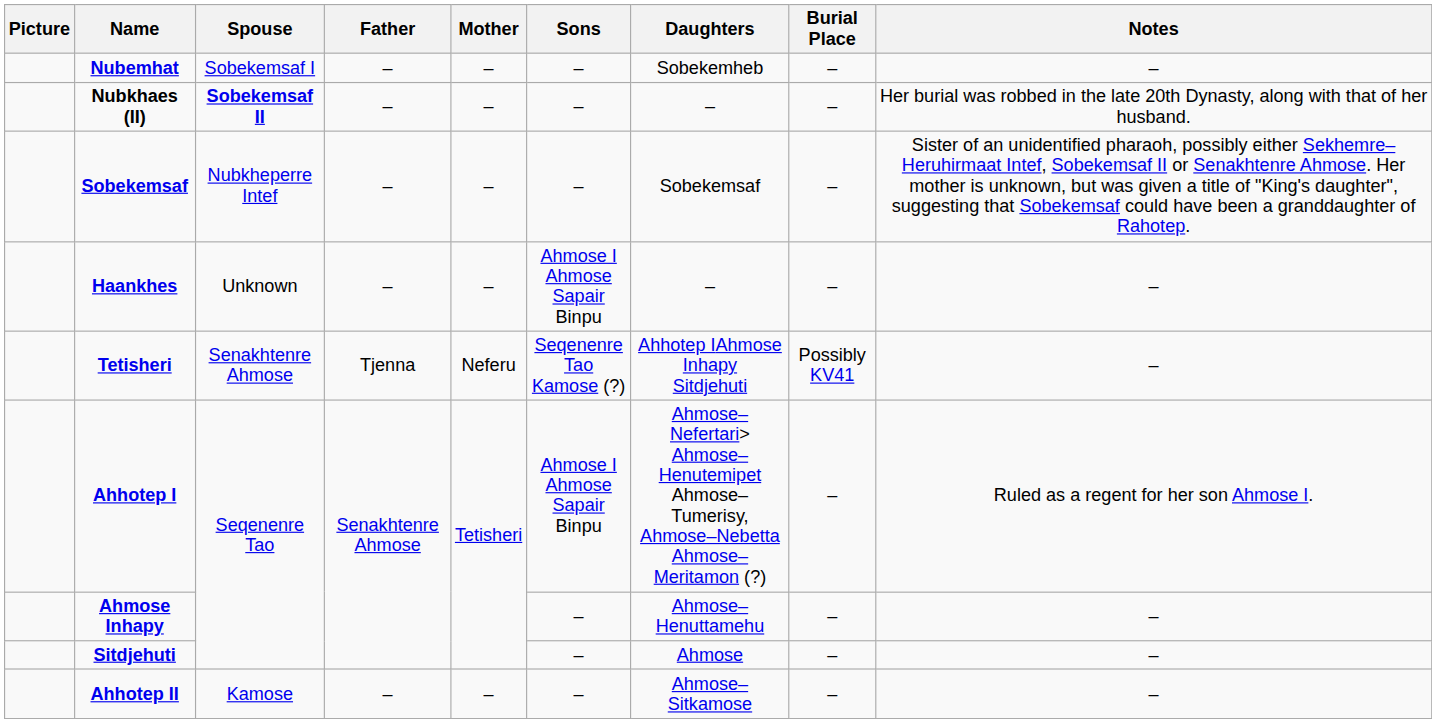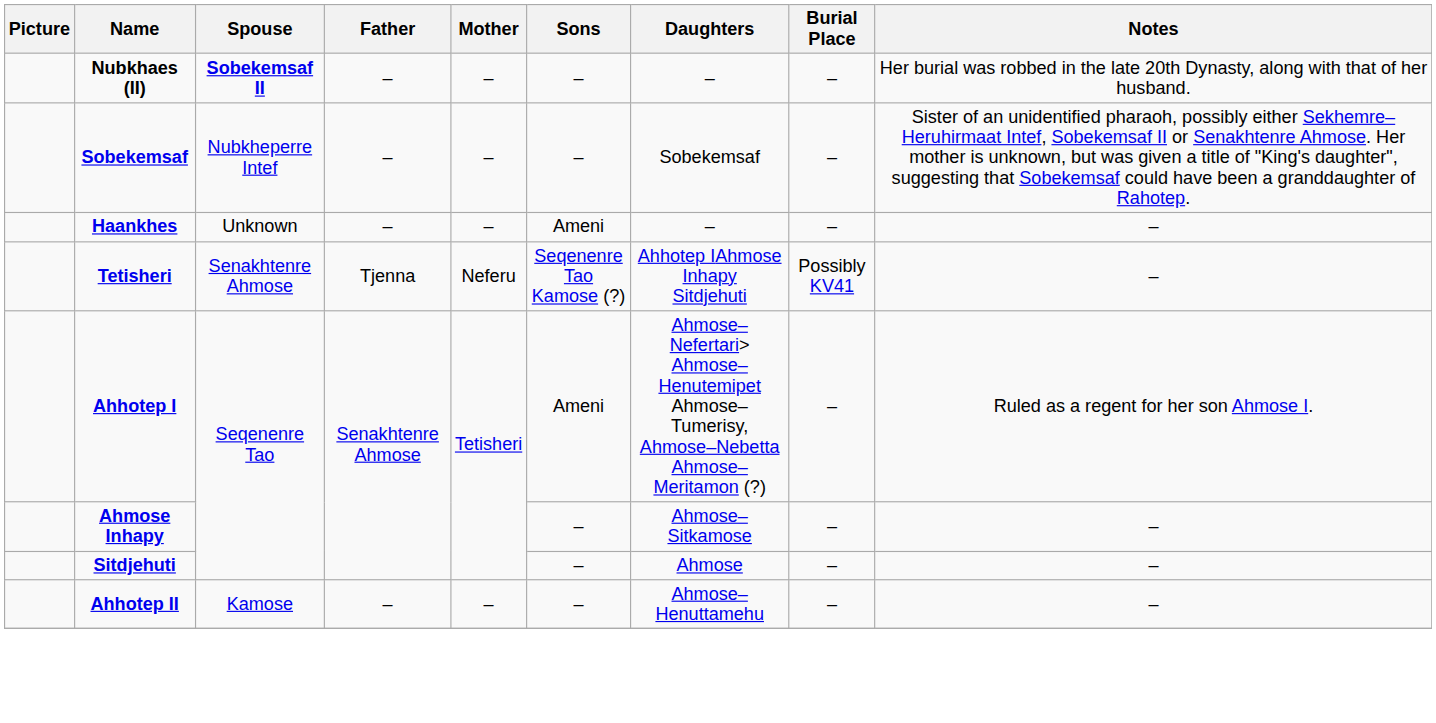- row: (135, 67)
(579, 286) Ahmose I Ahmose Sapair Binpu -> (579, 226) Ameni
(579, 495) Ahmose I Ahmose Sapair Binpu -> (579, 406) Ameni
(710, 616) Ahmose–Henuttamehu -> (710, 526) Ahmose–Sitkamose
(710, 693) Ahmose–Sitkamose -> (710, 604) Ahmose–Henuttamehu
